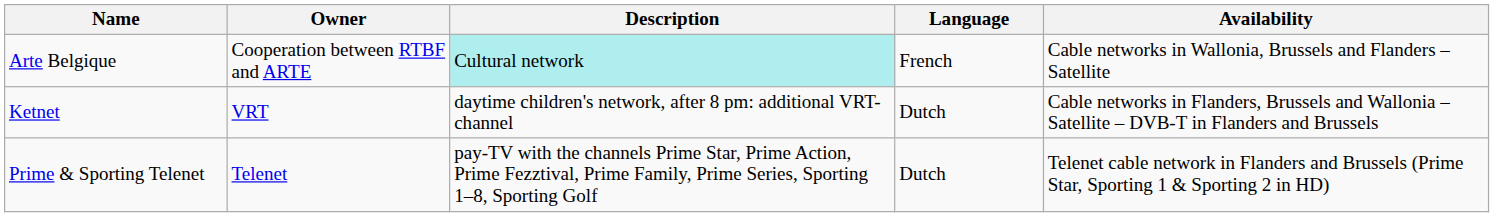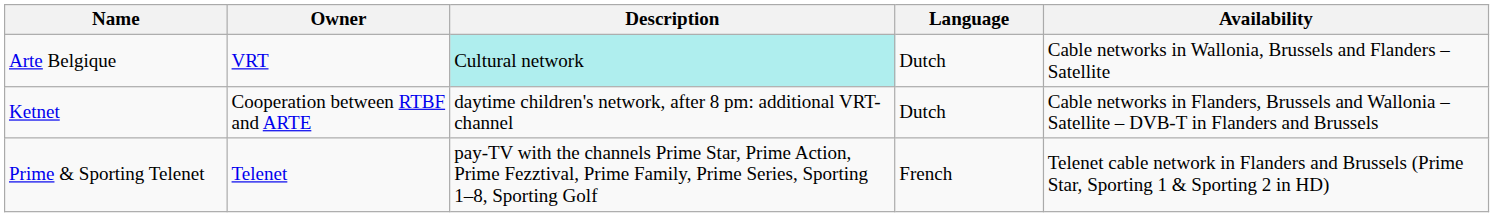(338, 60) Cooperation between RTBF and ARTE -> (250, 60) VRT
(926, 60) French -> (923, 60) Dutch
(250, 112) VRT -> (338, 112) Cooperation between RTBF and ARTE
(923, 174) Dutch -> (926, 174) French
